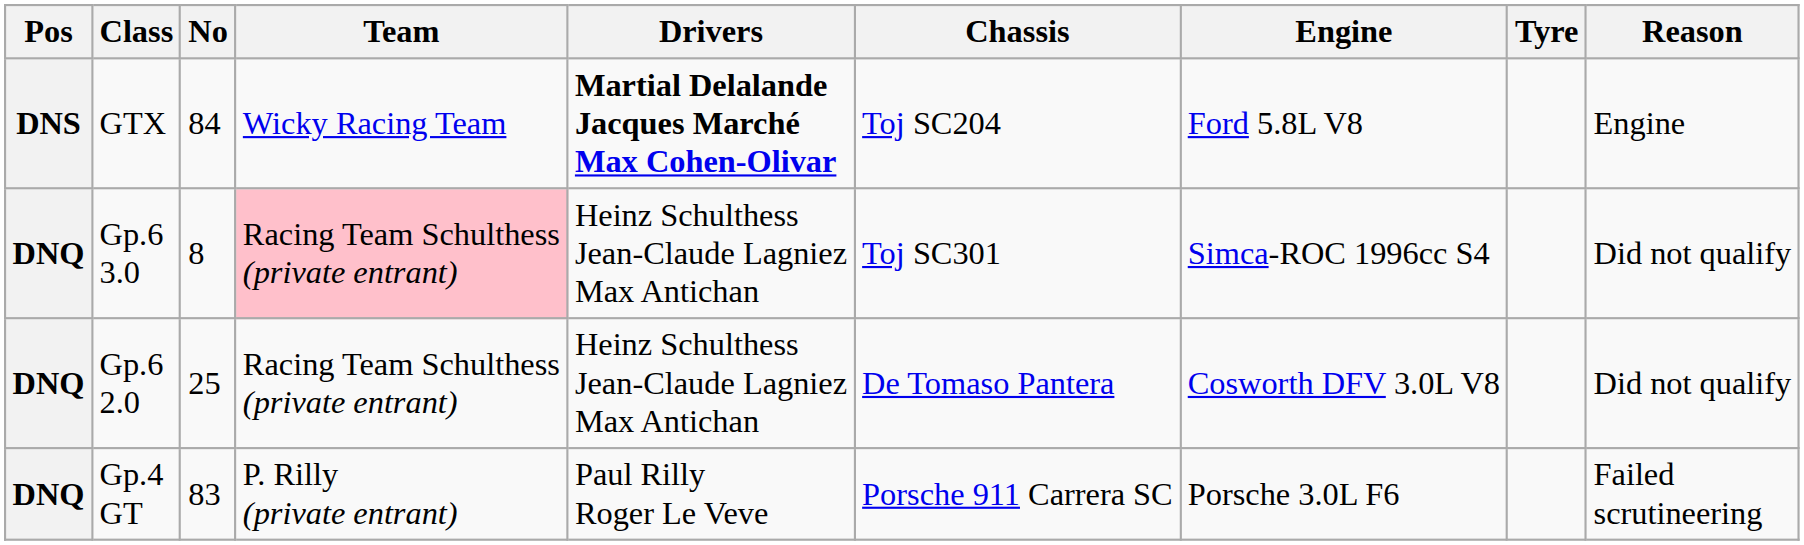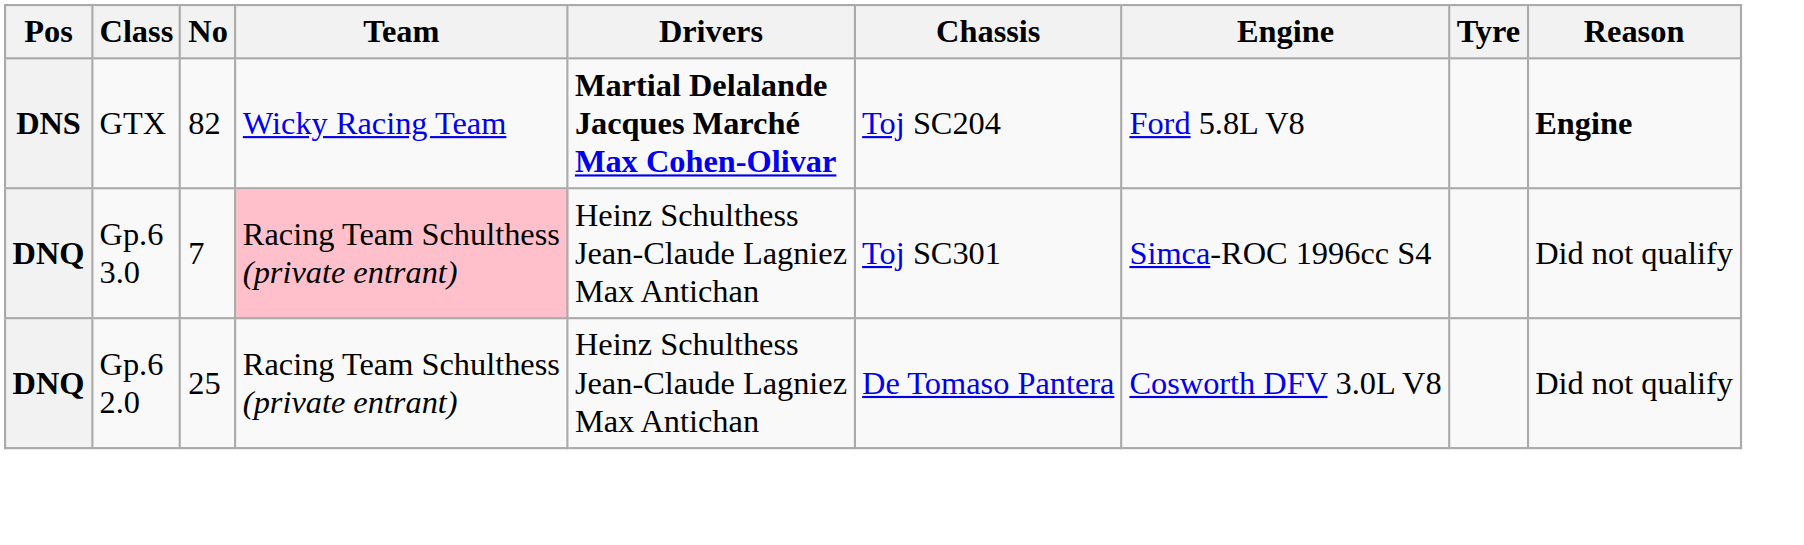(204, 123) 84 -> (204, 123) 82
(1639, 123) normal -> (1584, 123) bold
(196, 253) 8 -> (196, 253) 7
- row: (131, 494)
